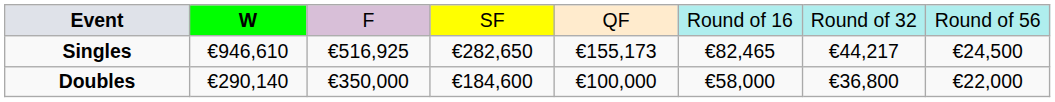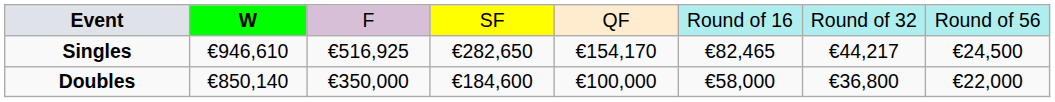(616, 51) €155,173 -> (616, 51) €154,170
(248, 82) €290,140 -> (248, 82) €850,140
